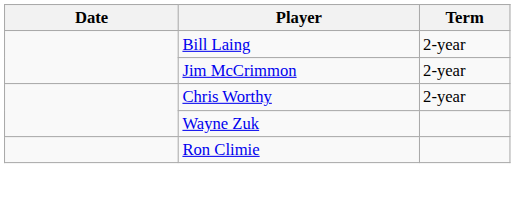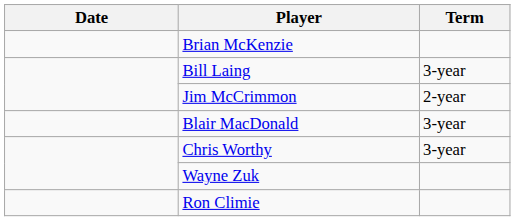+ row: (238, 44)
(444, 44) 2-year -> (444, 70) 3-year
+ row: (240, 123)
(444, 96) 2-year -> (444, 149) 3-year
